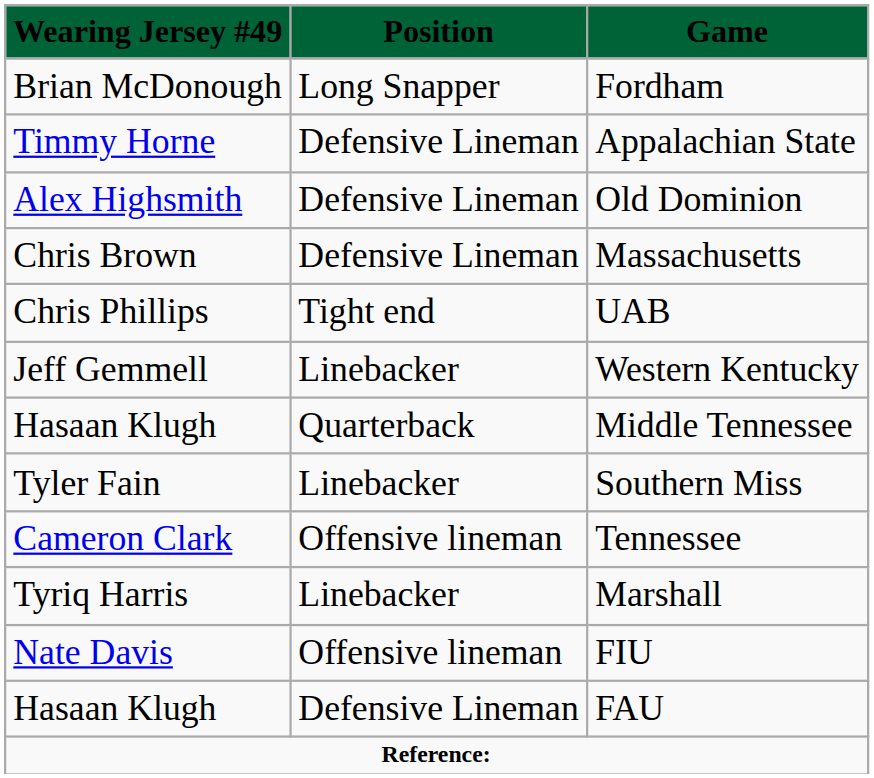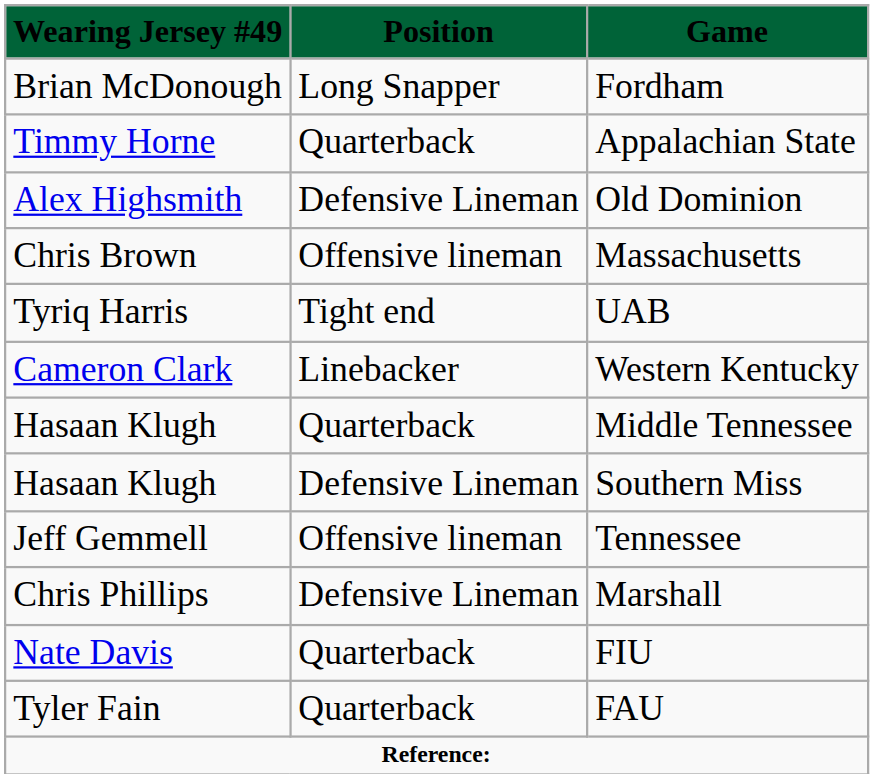(439, 142) Defensive Lineman -> (387, 142) Quarterback
(439, 255) Defensive Lineman -> (430, 255) Offensive lineman
(111, 312) Chris Phillips -> (101, 312) Tyriq Harris
(111, 368) Jeff Gemmell -> (123, 368) Cameron Clark
(87, 481) Tyler Fain -> (115, 481) Hasaan Klugh
(379, 481) Linebacker -> (439, 481) Defensive Lineman
(123, 538) Cameron Clark -> (111, 538) Jeff Gemmell
(101, 595) Tyriq Harris -> (111, 595) Chris Phillips
(379, 595) Linebacker -> (439, 595) Defensive Lineman
(430, 651) Offensive lineman -> (387, 651) Quarterback
(115, 708) Hasaan Klugh -> (87, 708) Tyler Fain
(439, 708) Defensive Lineman -> (387, 708) Quarterback
